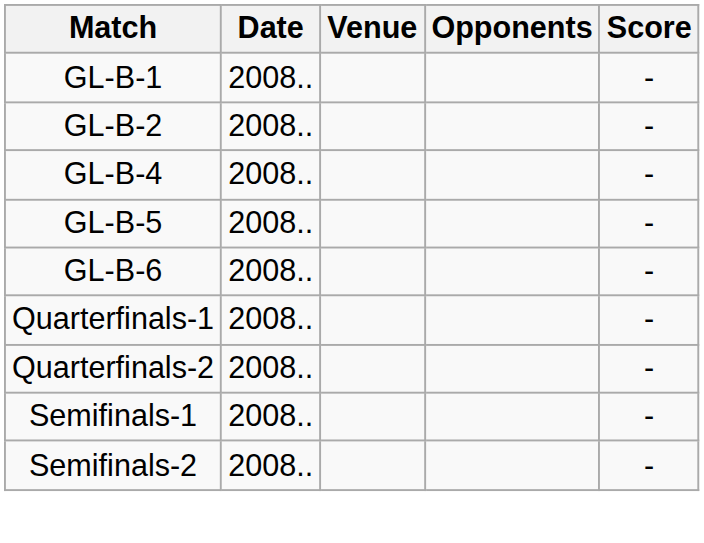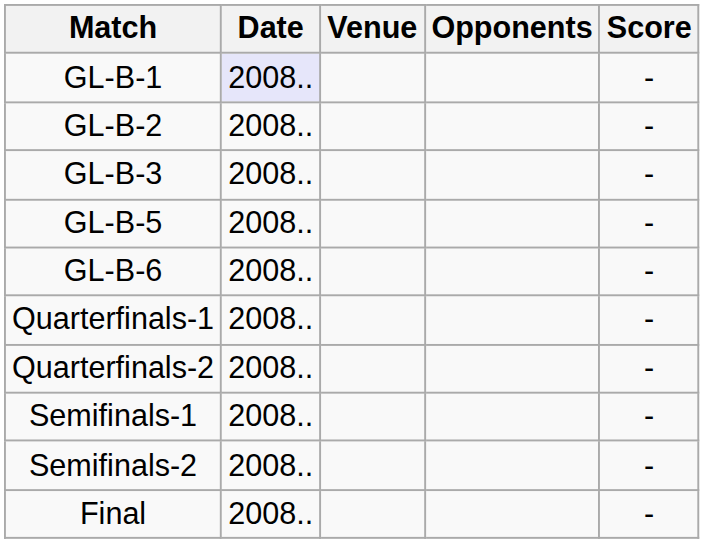(271, 77) no background -> (271, 77) lavender background
+ row: (113, 174)
- row: (113, 174)
+ row: (113, 513)
